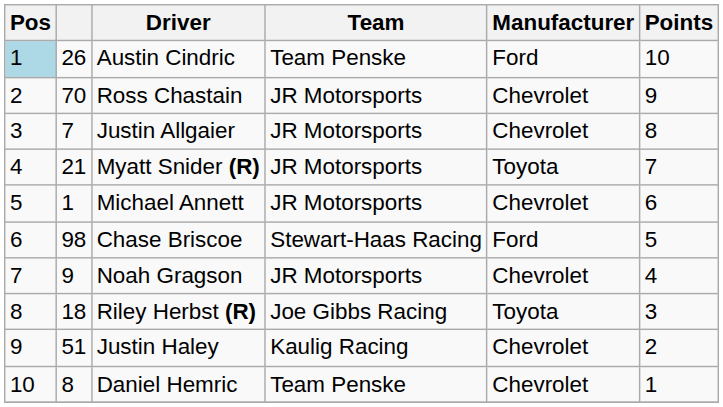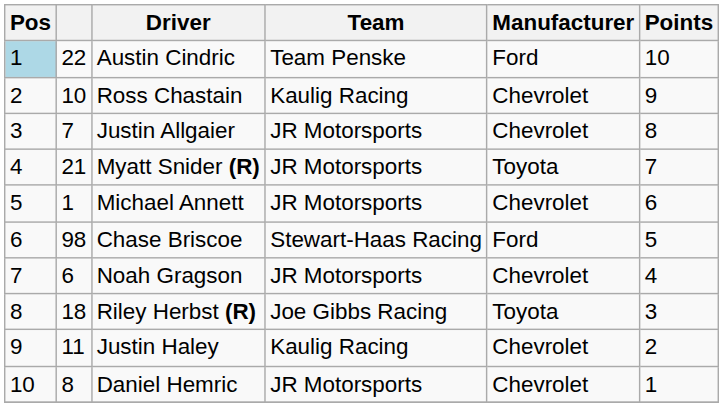(74, 58) 26 -> (74, 58) 22
(74, 94) 70 -> (74, 94) 10
(346, 94) JR Motorsports -> (339, 94) Kaulig Racing
(68, 274) 9 -> (68, 274) 6
(74, 347) 51 -> (73, 347) 11
(338, 383) Team Penske -> (346, 383) JR Motorsports
